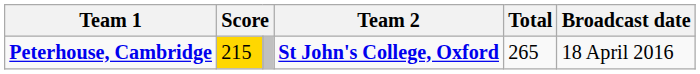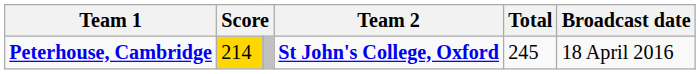(236, 52) 215 -> (236, 52) 214
(523, 52) 265 -> (523, 52) 245
